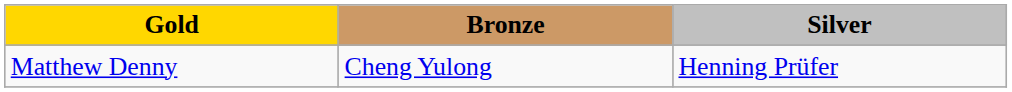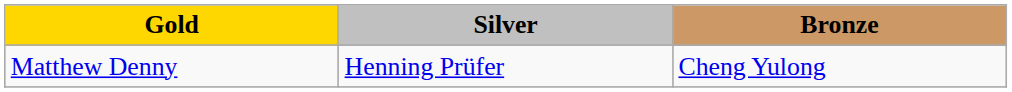columns swapped: (839, 24) <-> (506, 24)
